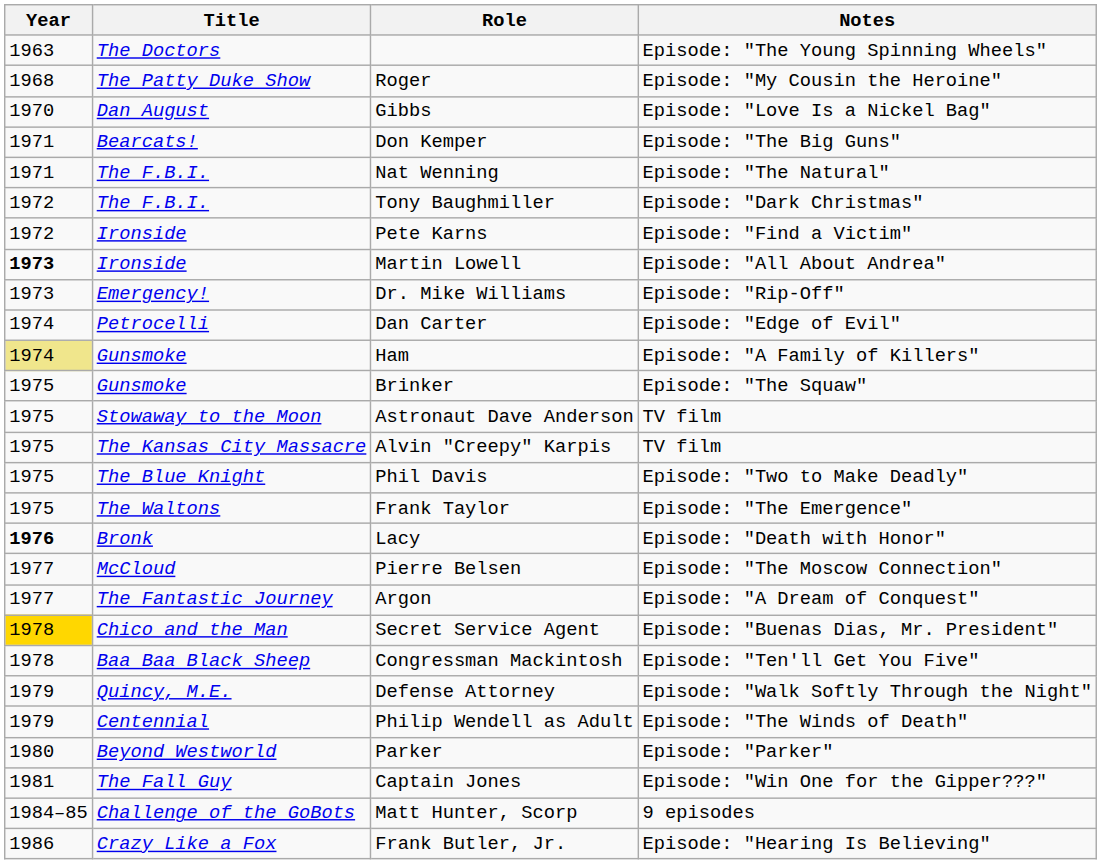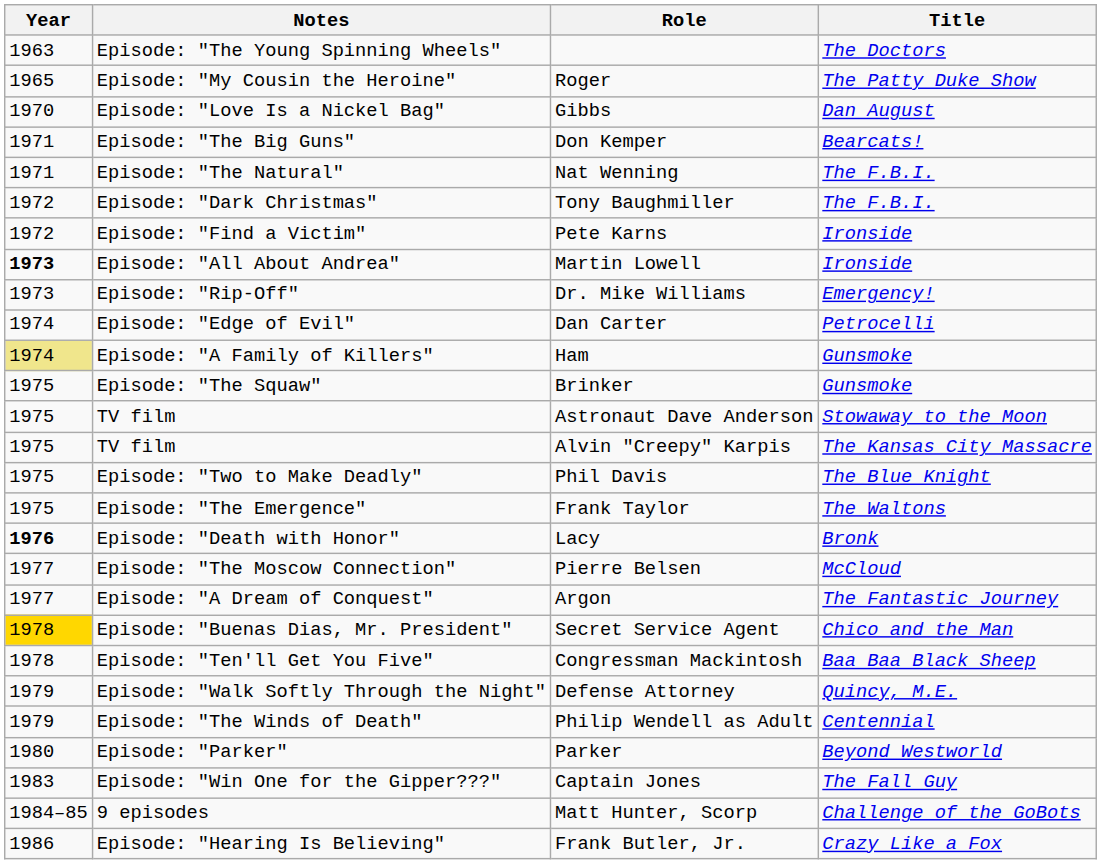columns swapped: (232, 20) <-> (867, 20)
(32, 81) 1968 -> (32, 81) 1965
(32, 783) 1981 -> (32, 783) 1983
